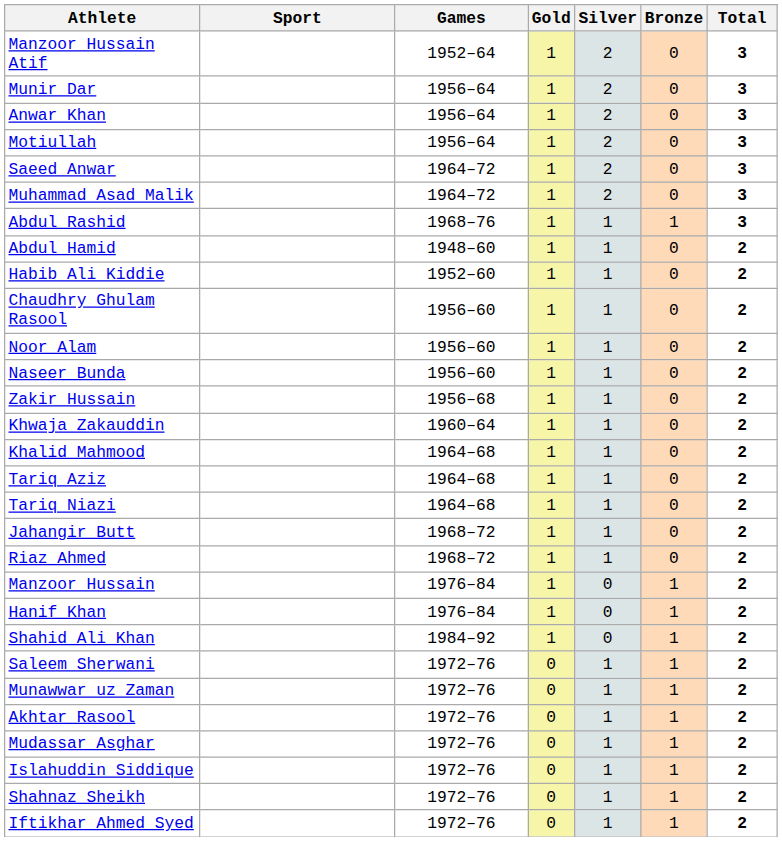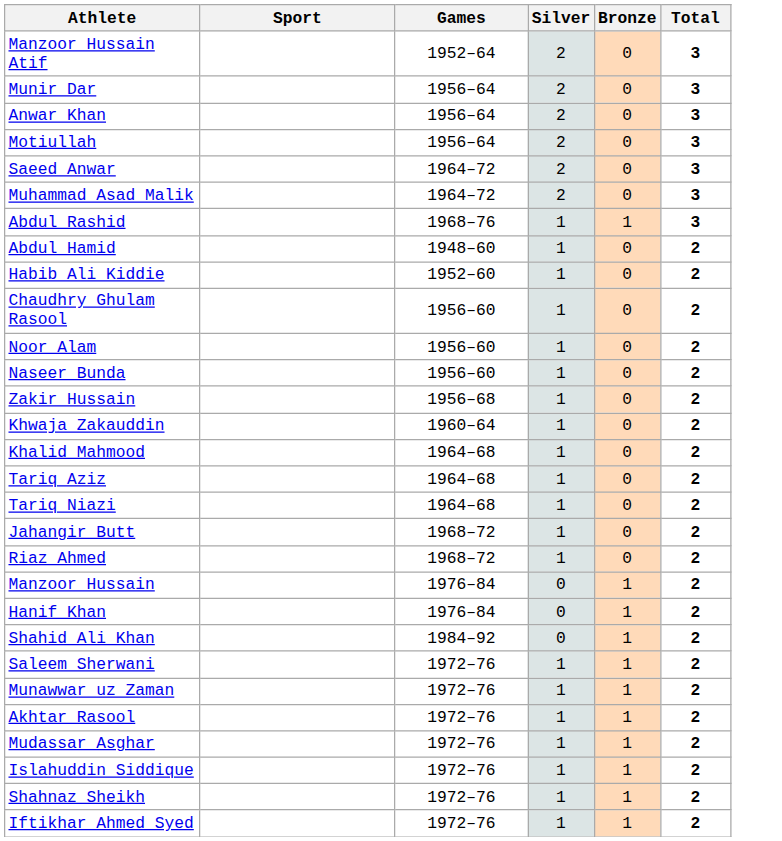- column: (551, 18)
